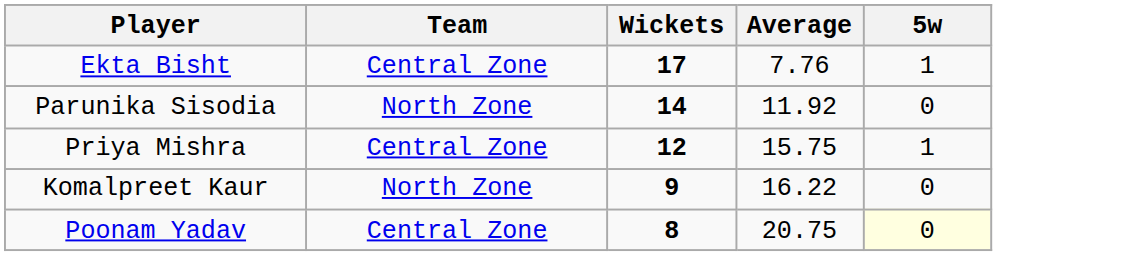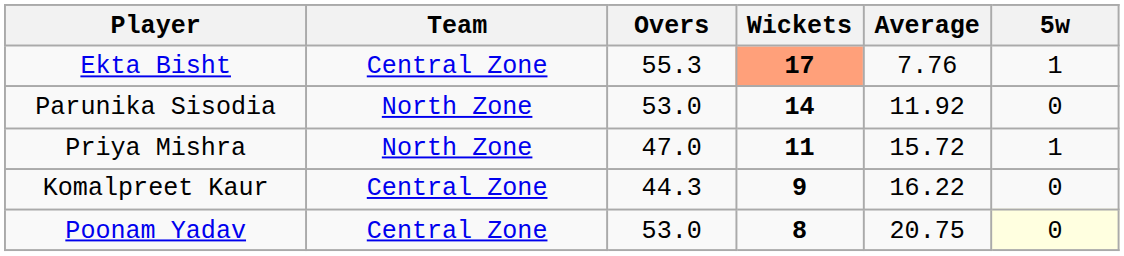+ column: (672, 25)
(672, 66) no background -> (799, 66) lightsalmon background
(457, 148) Central Zone -> (457, 148) North Zone
(672, 148) 12 -> (799, 148) 11
(799, 148) 15.75 -> (927, 148) 15.72
(457, 189) North Zone -> (457, 189) Central Zone
